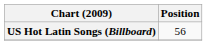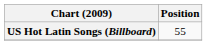(180, 31) 56 -> (180, 31) 55
